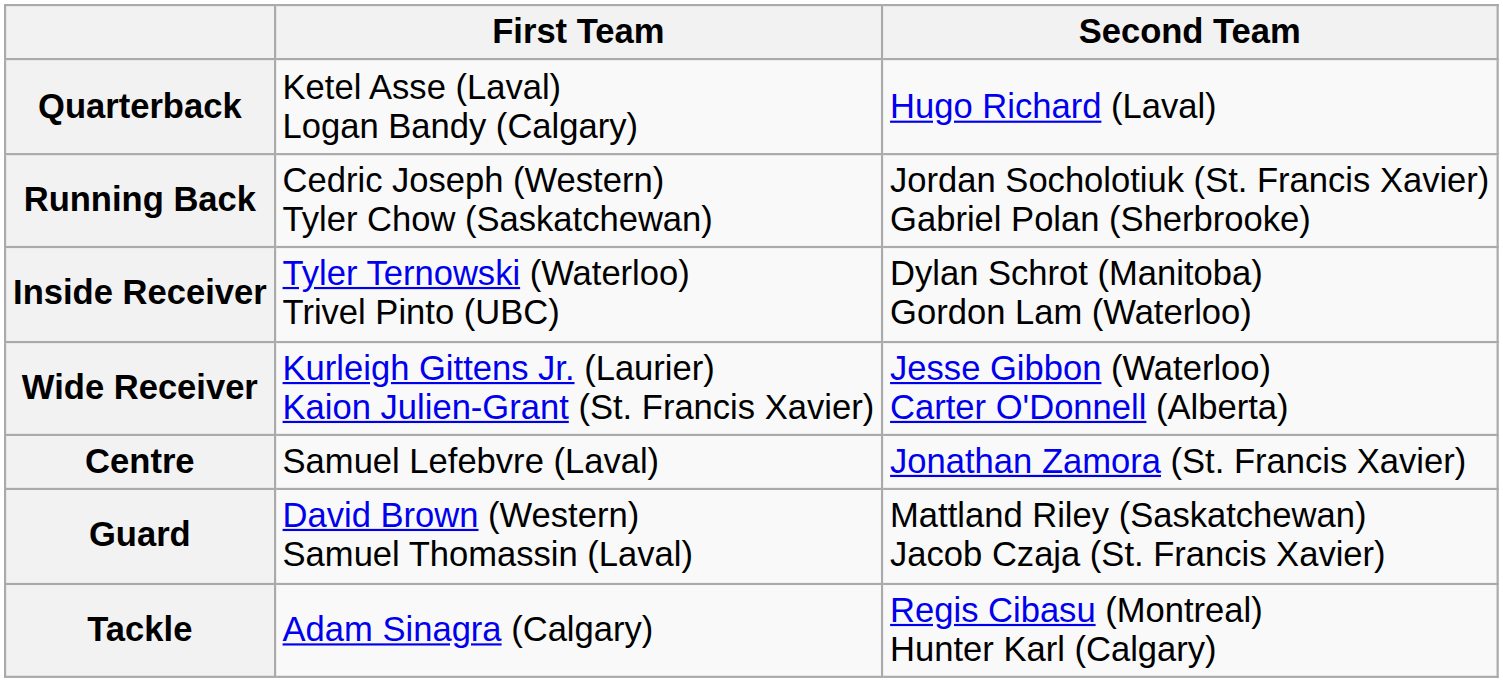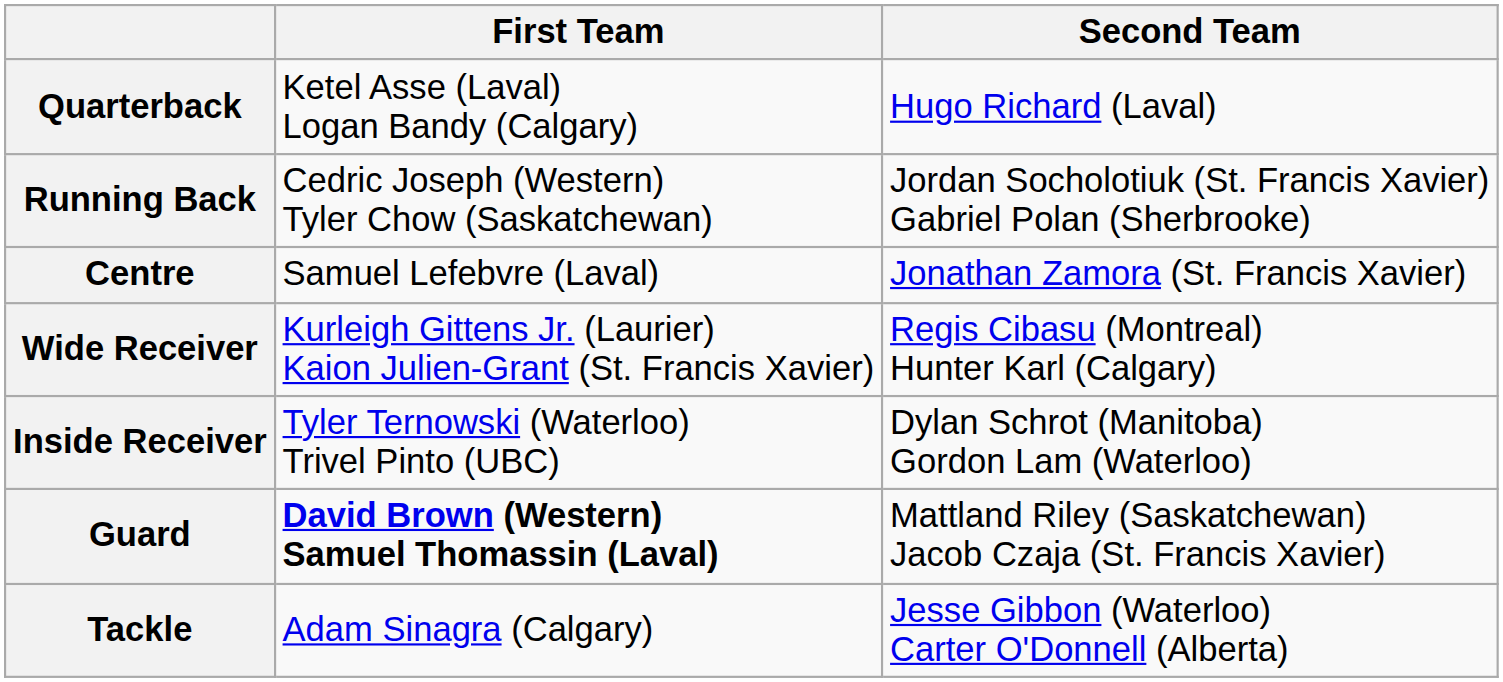rows swapped: (140, 293) <-> (140, 461)
(1089, 387) Jesse Gibbon (Waterloo) Carter O'Donnell (Alberta) -> (1076, 348) Regis Cibasu (Montreal) Hunter Karl (Calgary)
(488, 535) normal -> (501, 535) bold
(1076, 629) Regis Cibasu (Montreal) Hunter Karl (Calgary) -> (1089, 629) Jesse Gibbon (Waterloo) Carter O'Donnell (Alberta)
